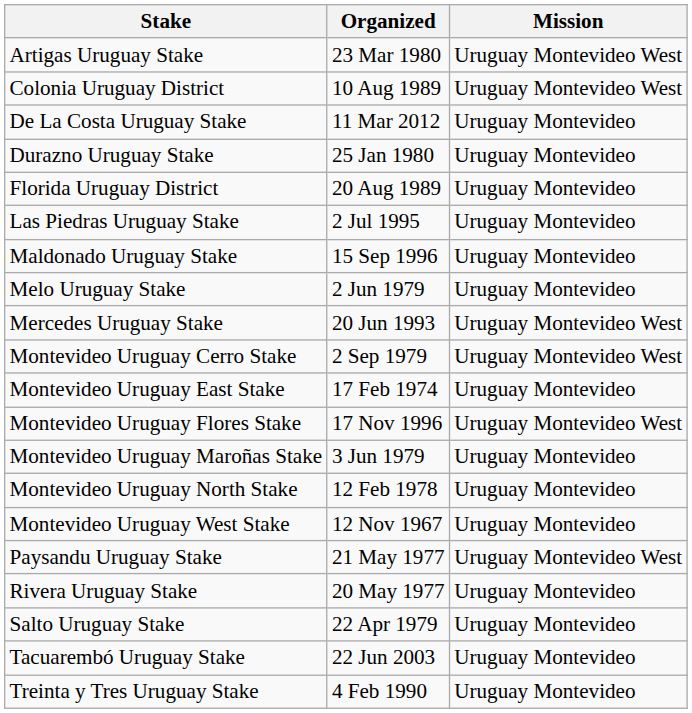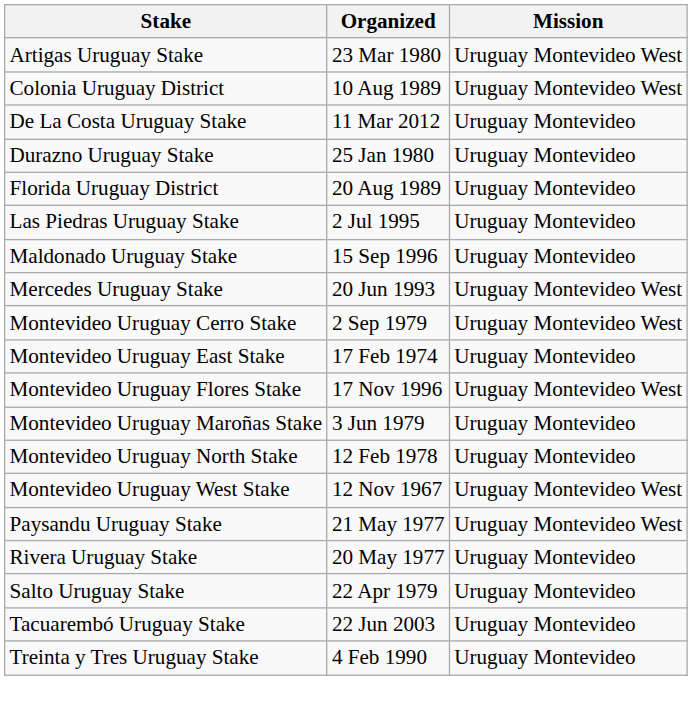- row: (98, 289)
(545, 523) Uruguay Montevideo -> (568, 490) Uruguay Montevideo West
